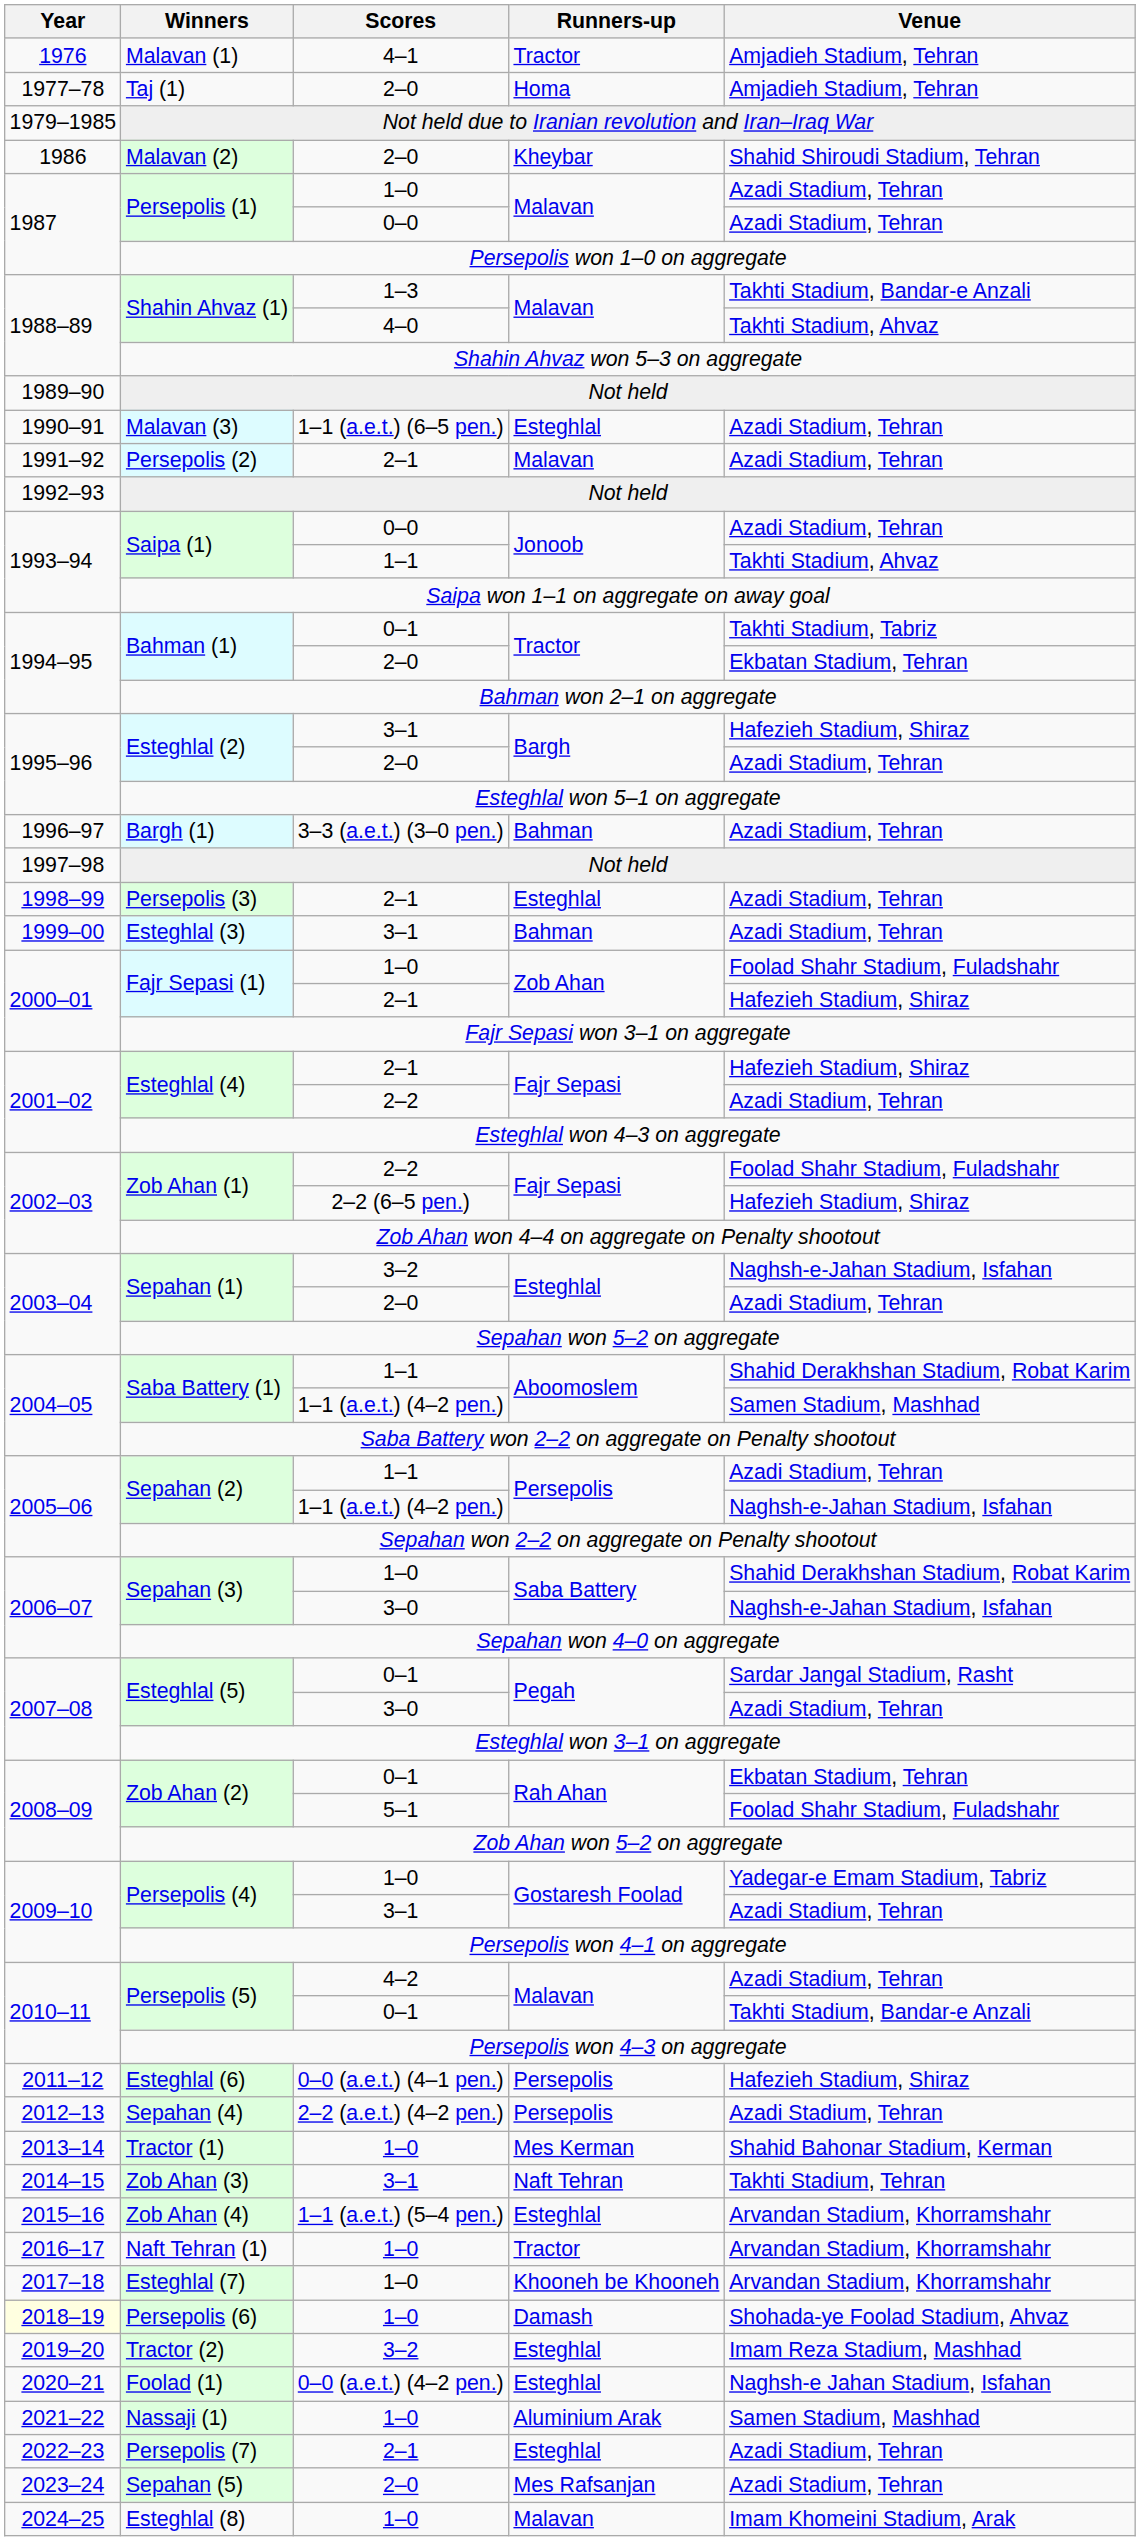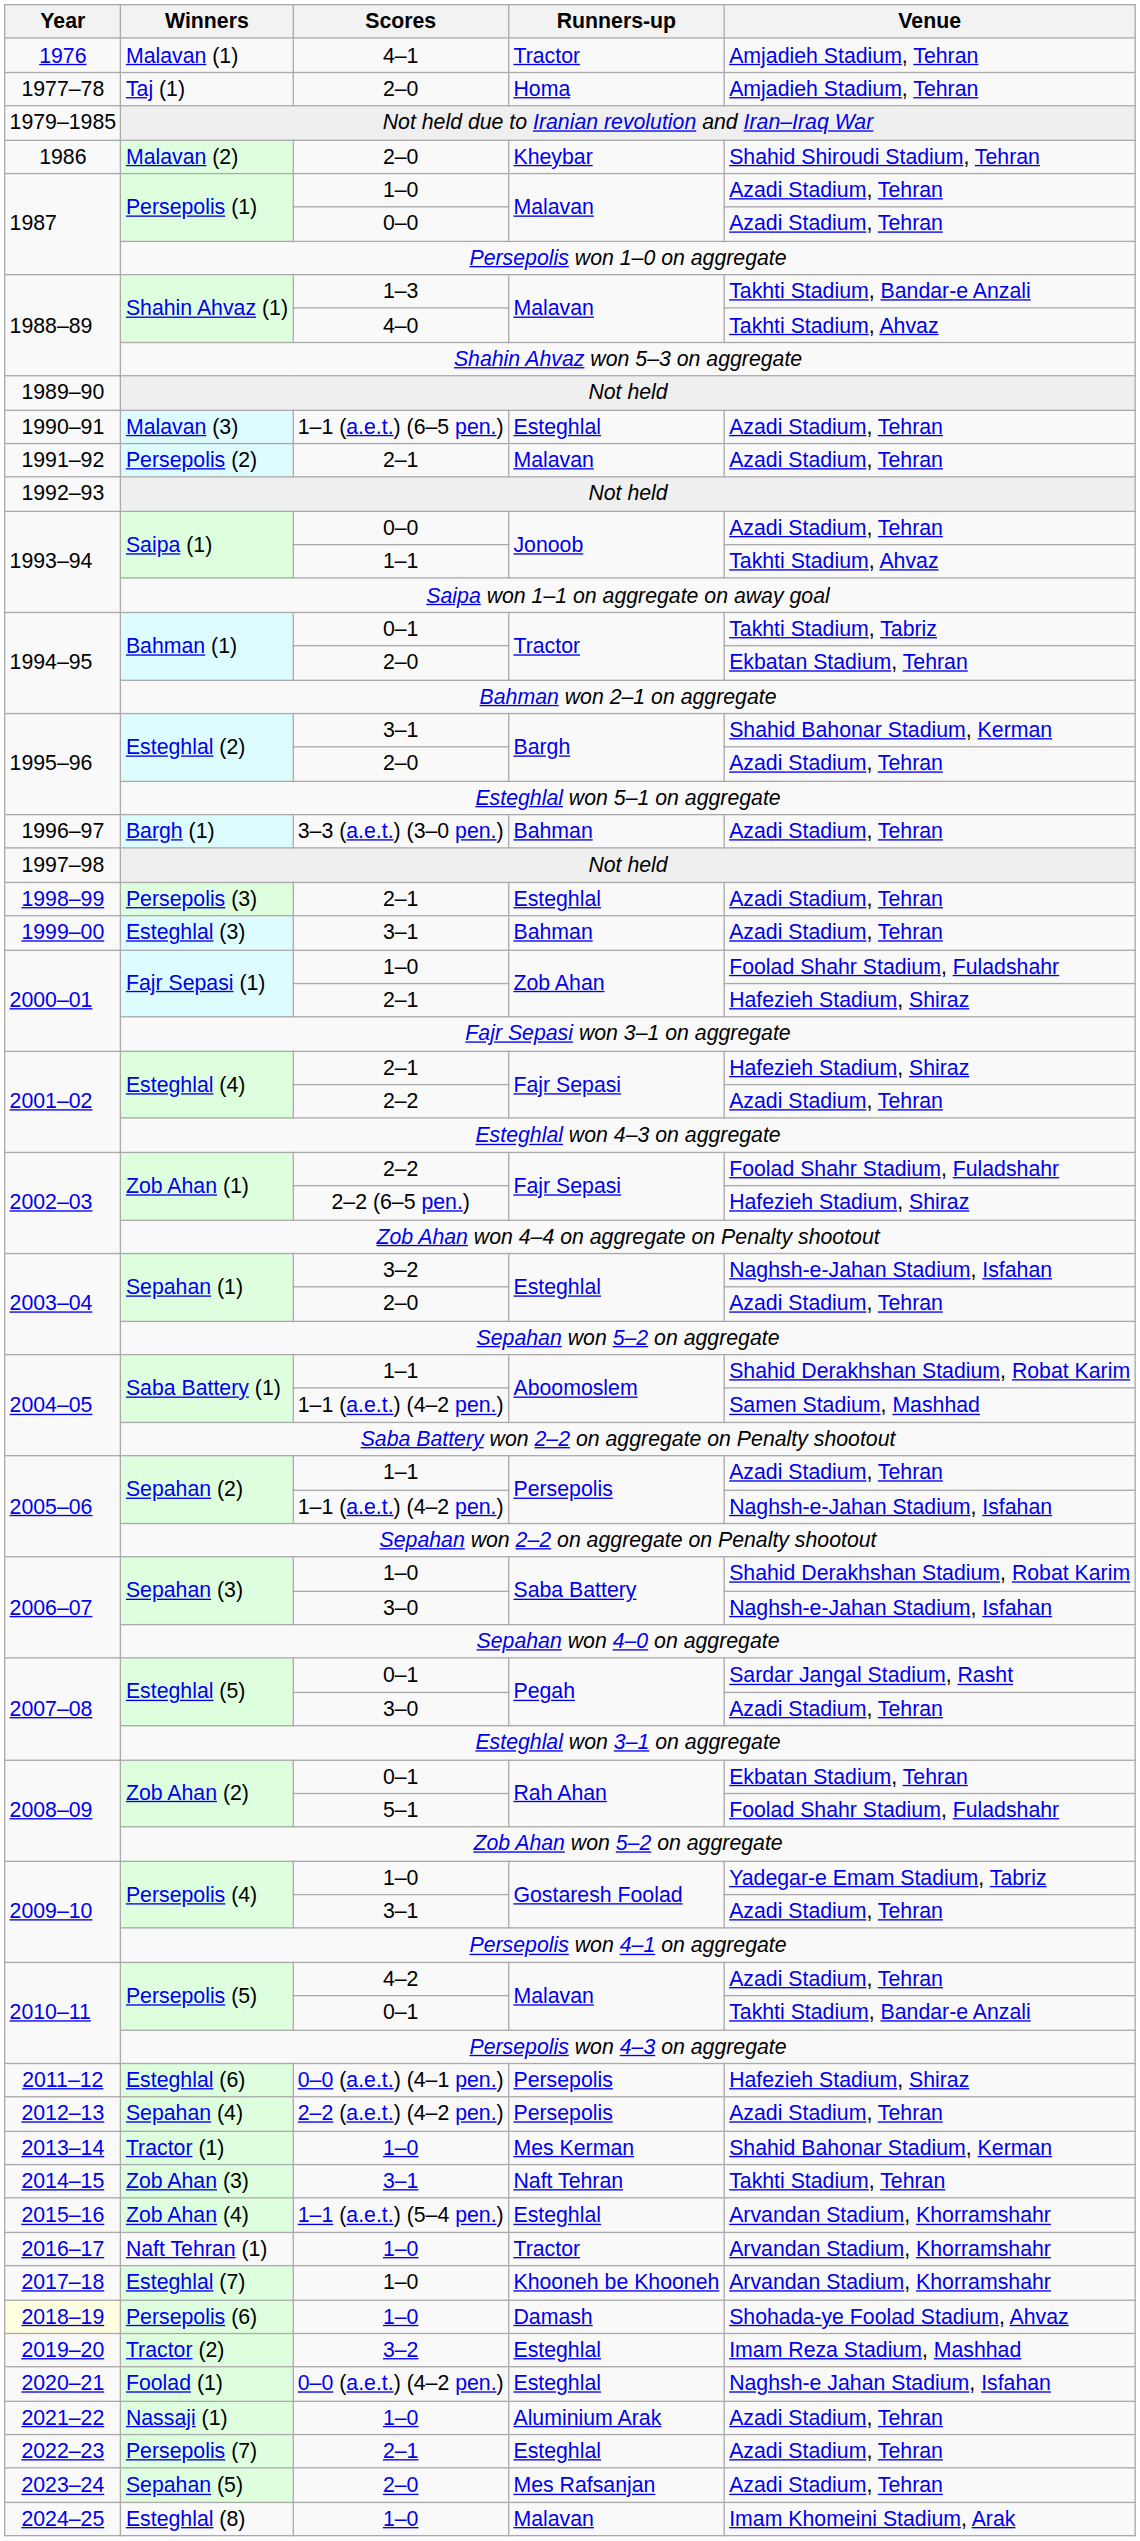(849, 730) Hafezieh Stadium, Shiraz -> (891, 730) Shahid Bahonar Stadium, Kerman
(855, 2417) Samen Stadium, Mashhad -> (836, 2417) Azadi Stadium, Tehran
